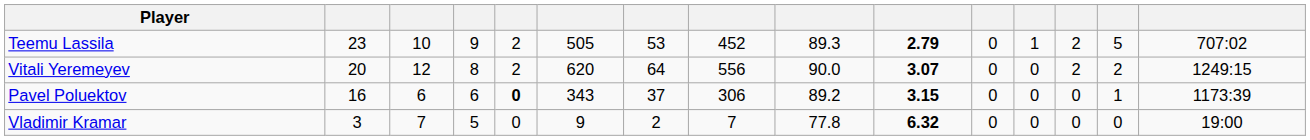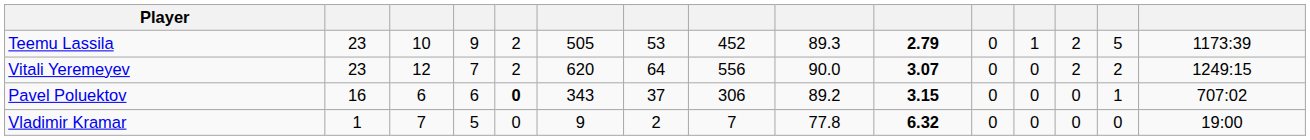(1222, 43) 707:02 -> (1222, 43) 1173:39
(357, 69) 20 -> (357, 69) 23
(474, 69) 8 -> (474, 69) 7
(1222, 95) 1173:39 -> (1222, 95) 707:02
(357, 122) 3 -> (357, 122) 1
